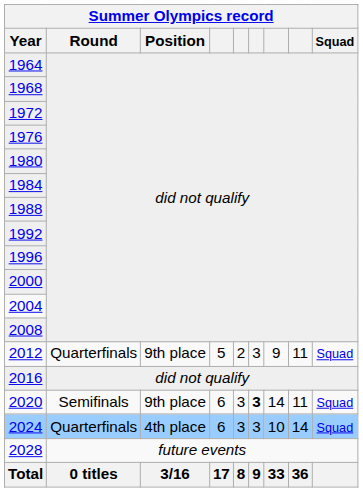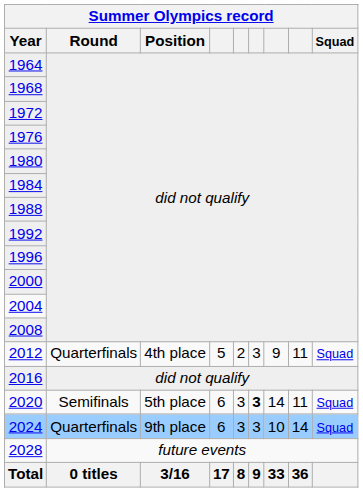(175, 354) 9th place -> (175, 354) 4th place
(175, 402) 9th place -> (175, 402) 5th place
(175, 426) 4th place -> (175, 426) 9th place
